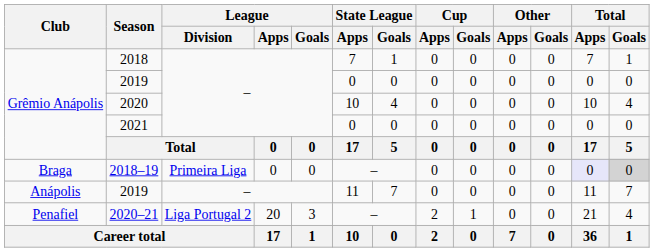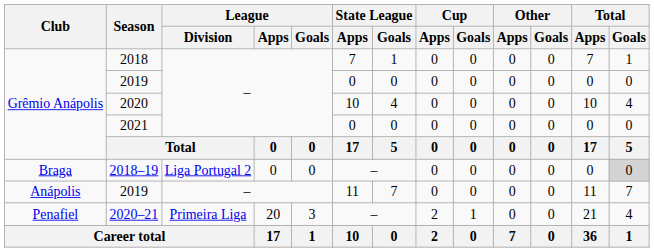(208, 170) Primeira Liga -> (208, 170) Liga Portugal 2
(590, 170) lavender background -> (590, 170) no background
(208, 214) Liga Portugal 2 -> (208, 214) Primeira Liga
